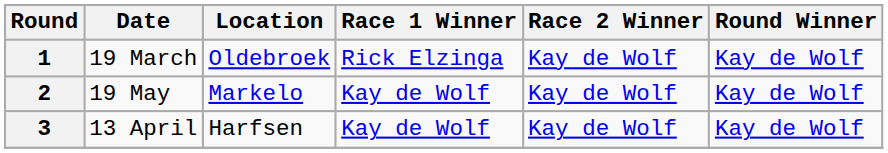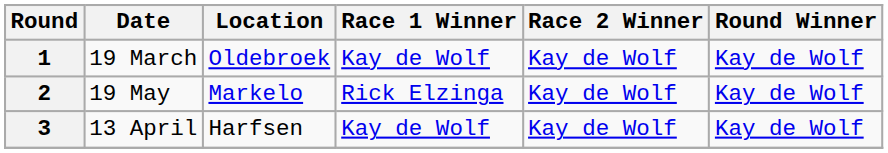(422, 58) Rick Elzinga -> (416, 58) Kay de Wolf
(416, 94) Kay de Wolf -> (422, 94) Rick Elzinga
